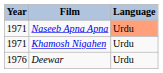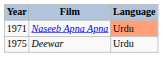- row: (69, 44)
(17, 60) 1976 -> (17, 44) 1975
